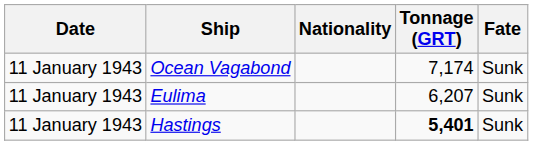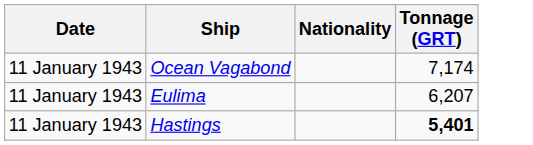- column: (503, 29)
